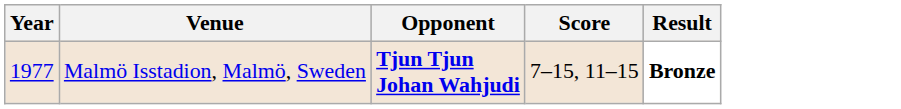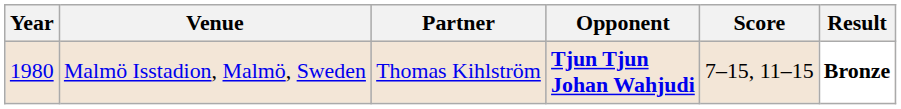+ column: (458, 22)
(32, 71) 1977 -> (32, 71) 1980
